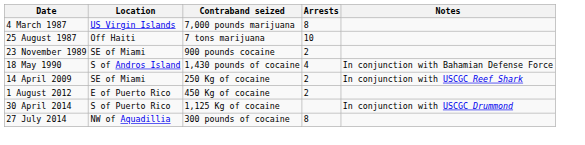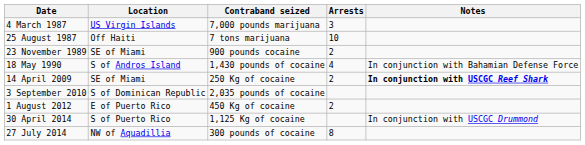(306, 25) 8 -> (331, 25) 3
(433, 79) normal -> (458, 79) bold
+ row: (46, 92)
